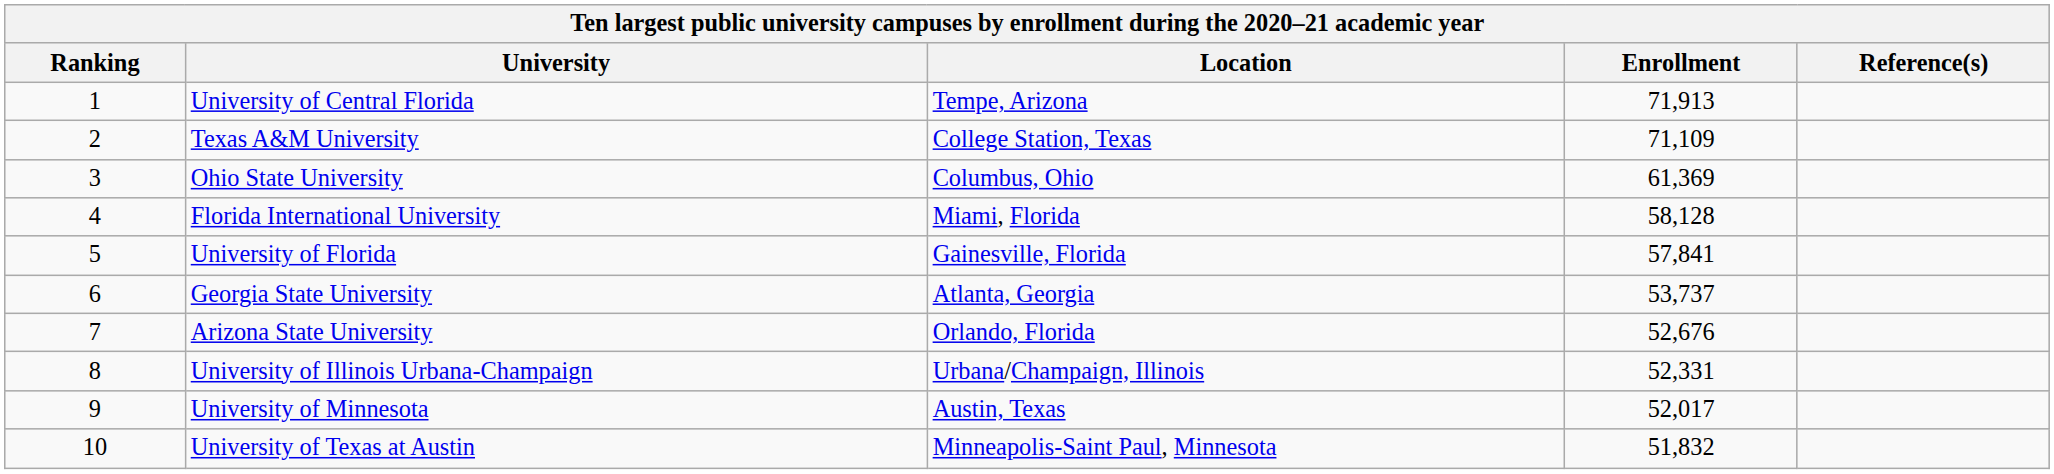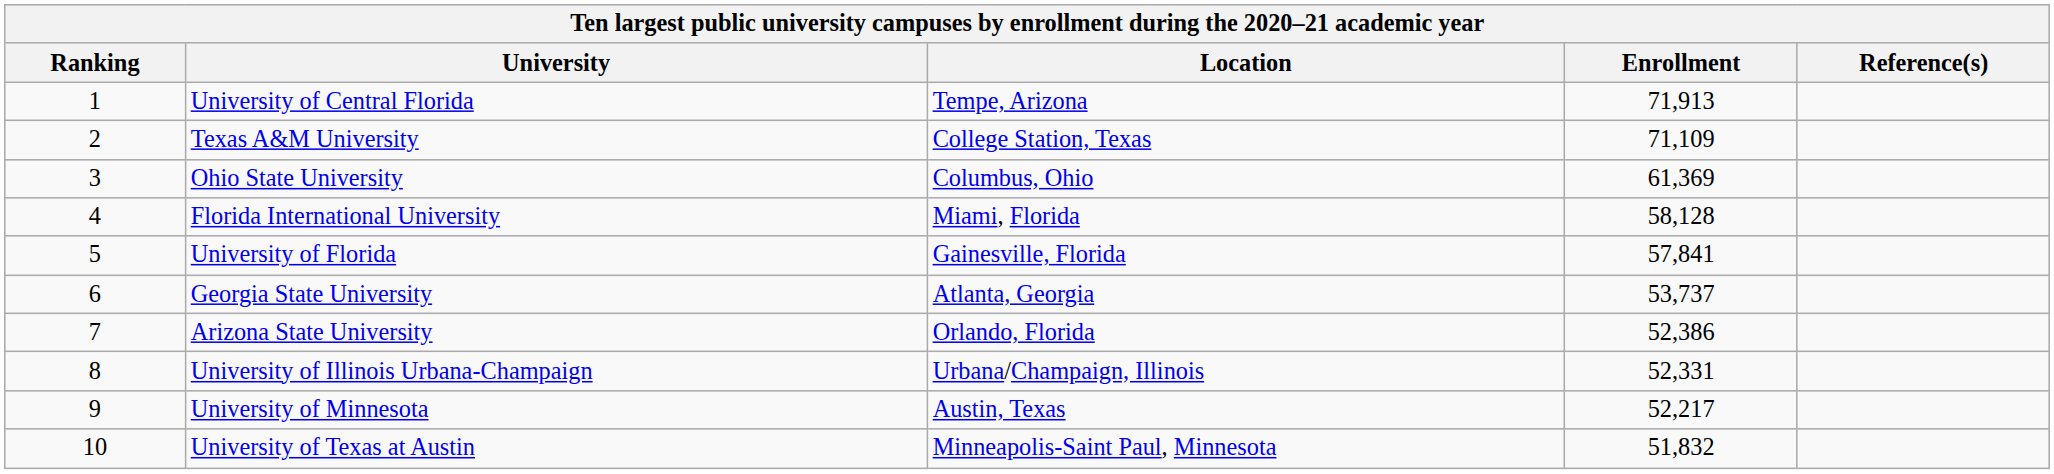(1681, 332) 52,676 -> (1681, 332) 52,386
(1681, 409) 52,017 -> (1681, 409) 52,217
